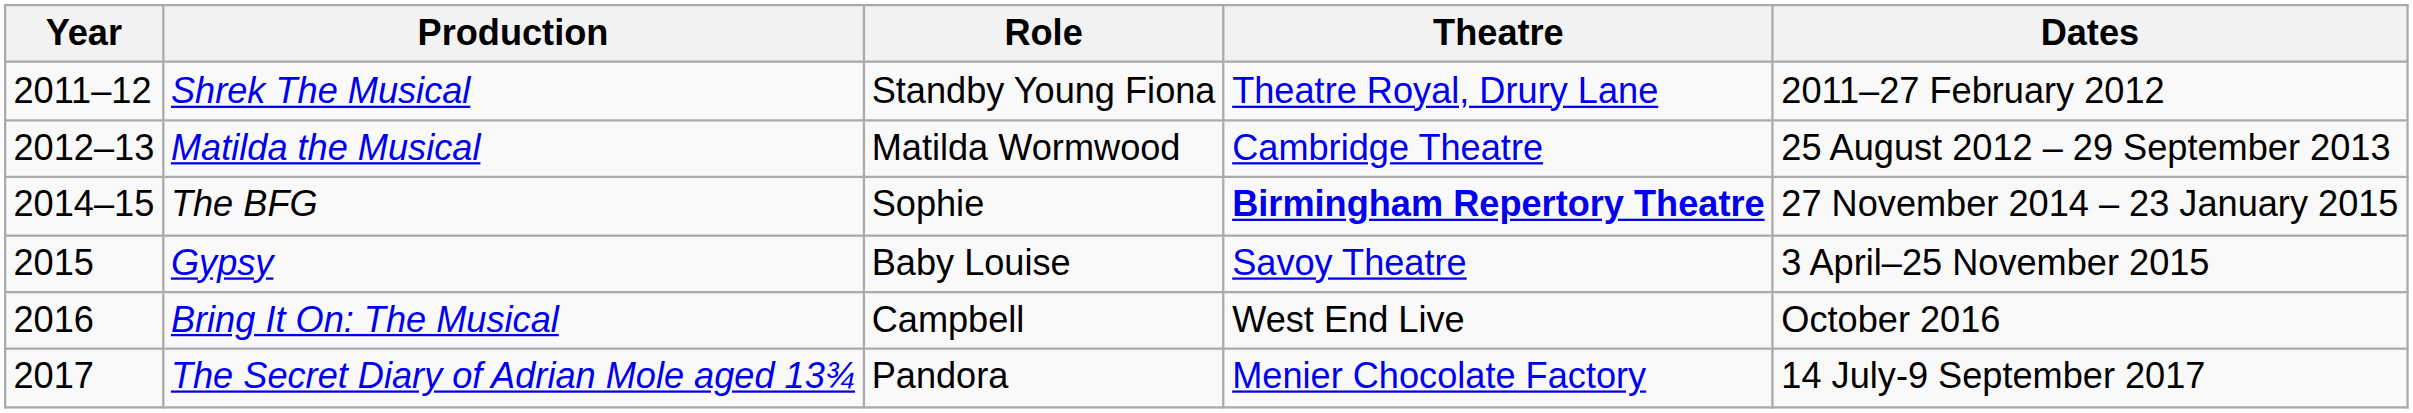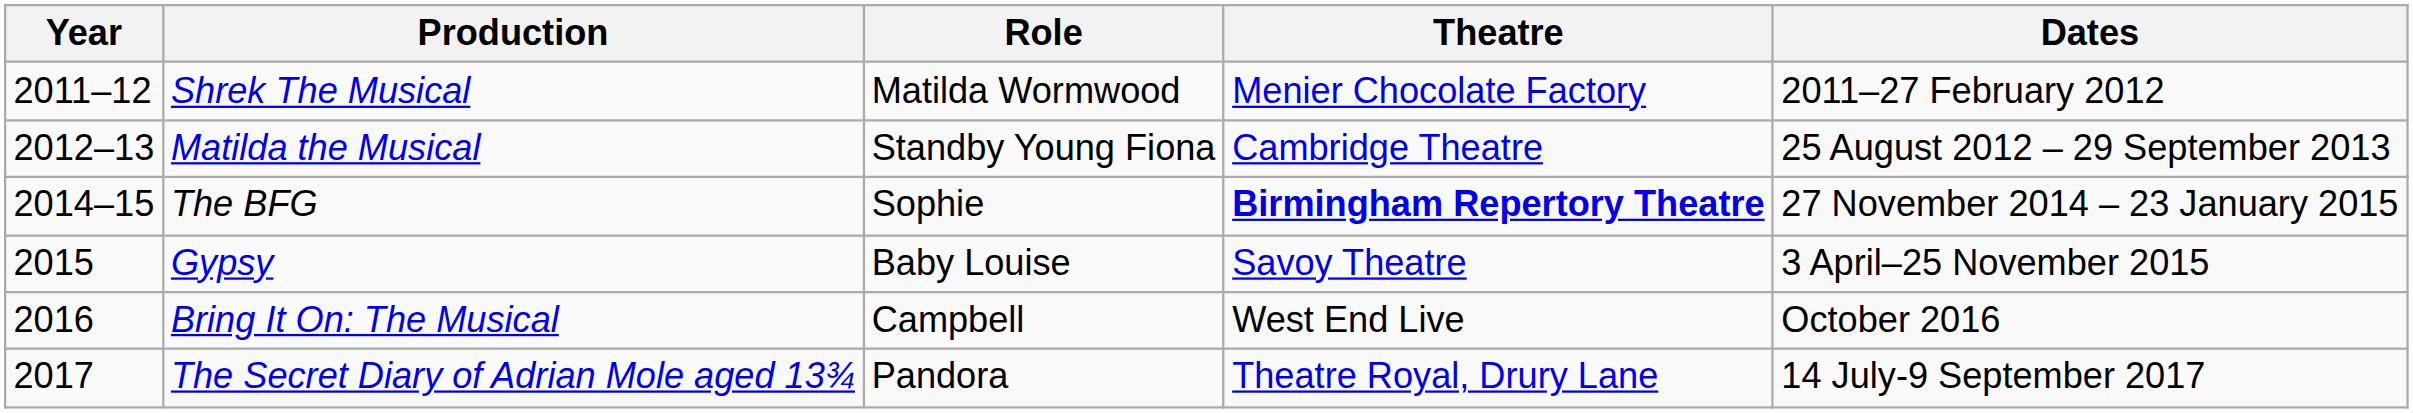(1044, 90) Standby Young Fiona -> (1026, 90) Matilda Wormwood
(1445, 90) Theatre Royal, Drury Lane -> (1439, 90) Menier Chocolate Factory
(1026, 147) Matilda Wormwood -> (1044, 147) Standby Young Fiona
(1439, 377) Menier Chocolate Factory -> (1445, 377) Theatre Royal, Drury Lane
